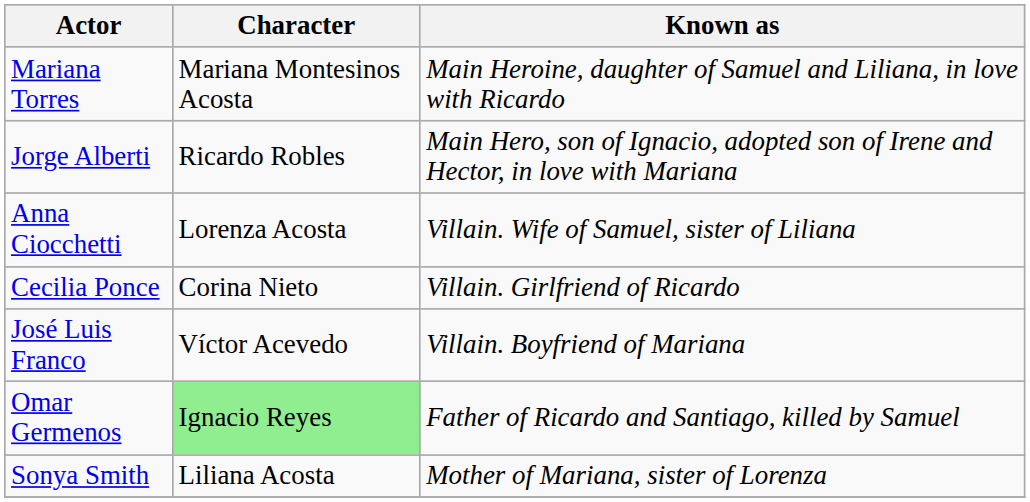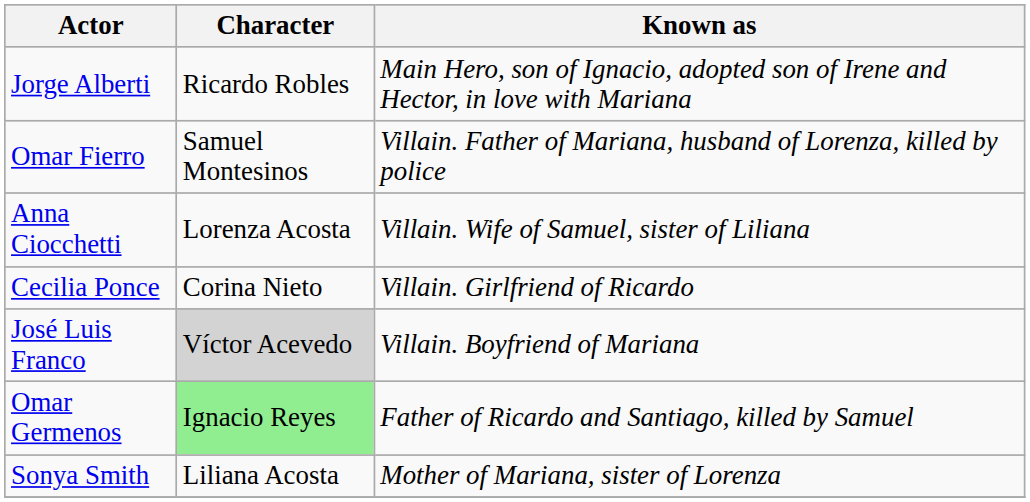- row: (56, 83)
+ row: (78, 156)
(263, 344) no background -> (268, 344) lightgrey background
